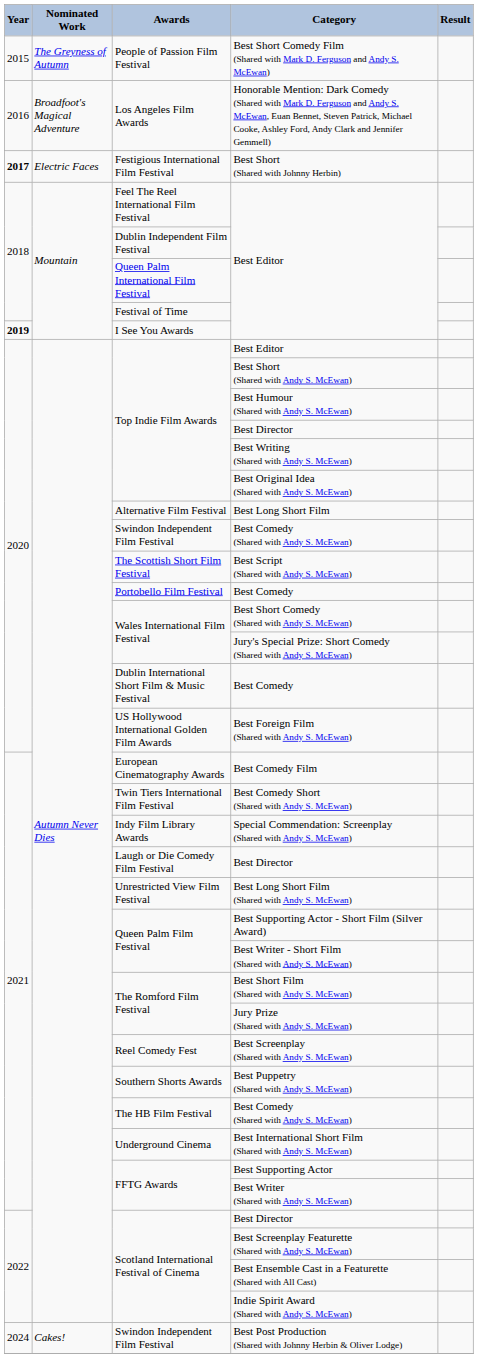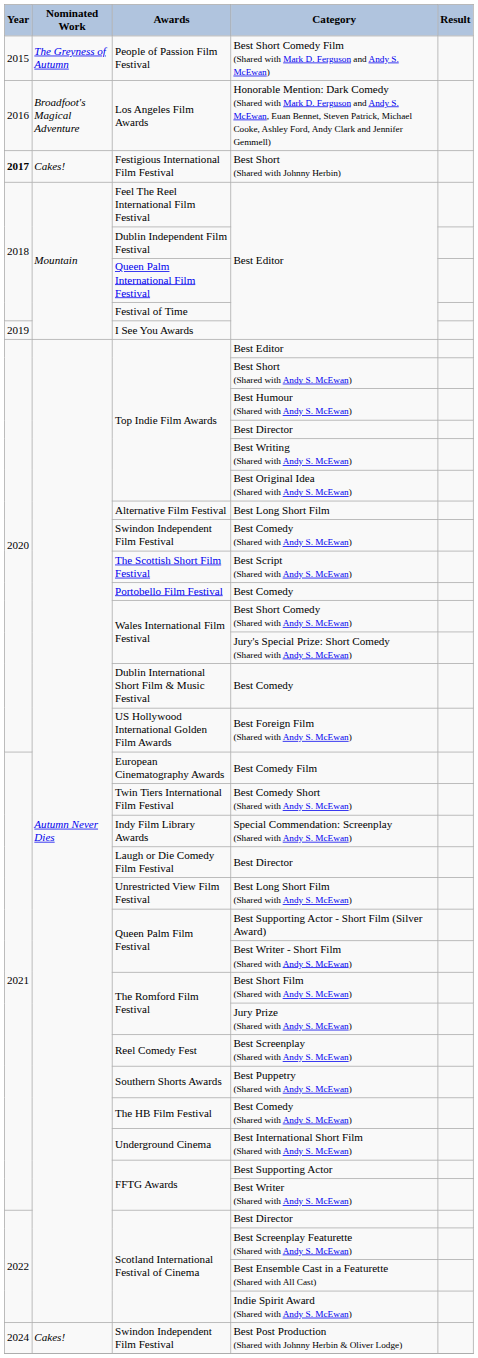(66, 167) Electric Faces -> (50, 167) Cakes!
(18, 330) bold -> (18, 330) normal
